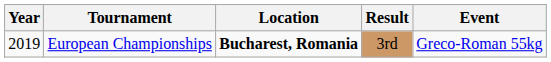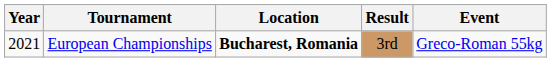(24, 44) 2019 -> (24, 44) 2021
